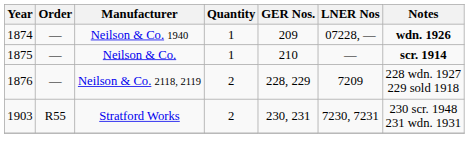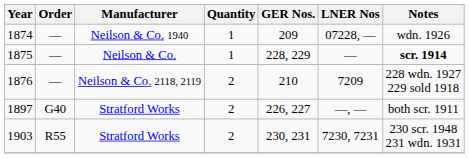(423, 34) bold -> (423, 34) normal
(288, 54) 210 -> (288, 54) 228, 229
(288, 81) 228, 229 -> (288, 81) 210
+ row: (20, 108)
